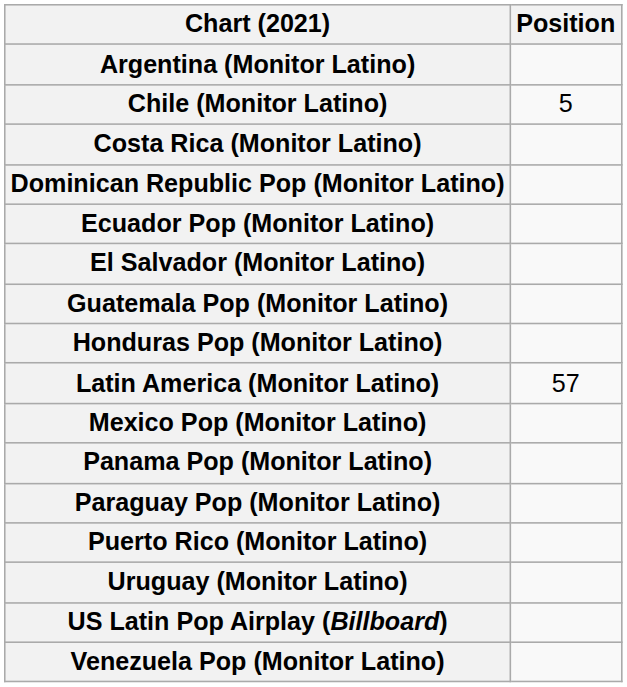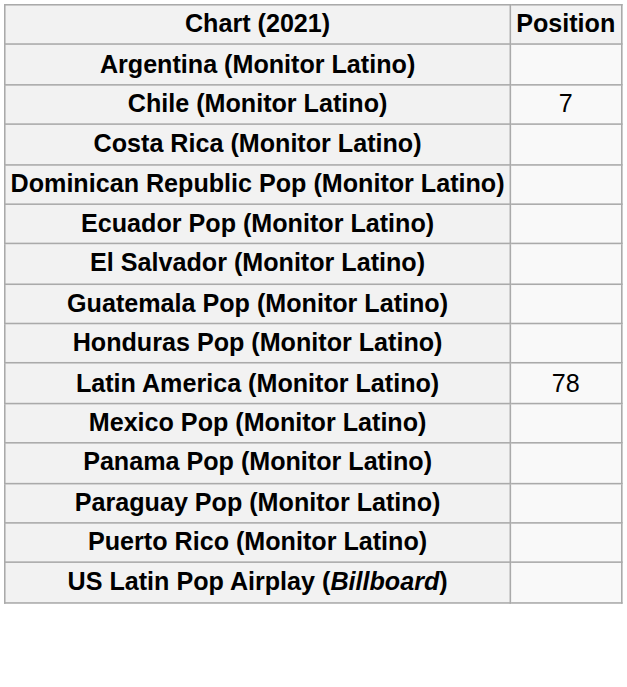(566, 104) 5 -> (566, 104) 7
(566, 382) 57 -> (566, 382) 78
- row: (258, 582)
- row: (258, 661)
